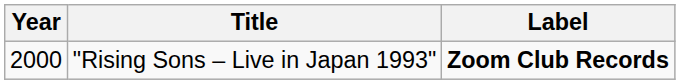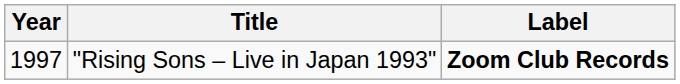(36, 60) 2000 -> (36, 60) 1997
